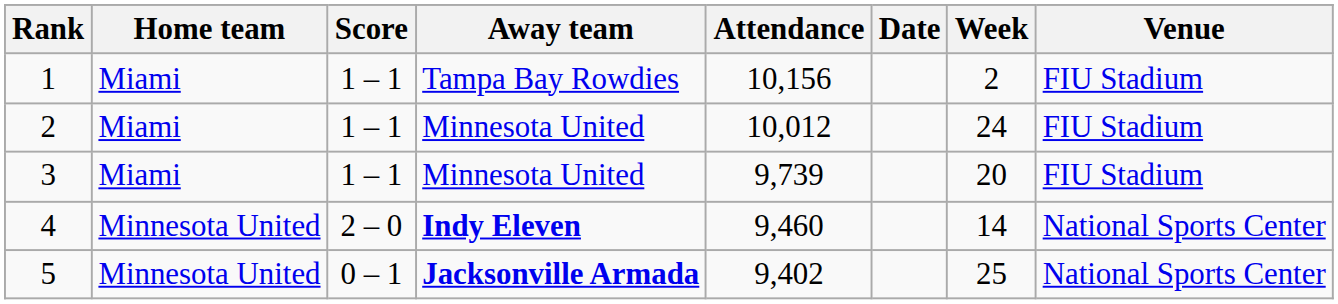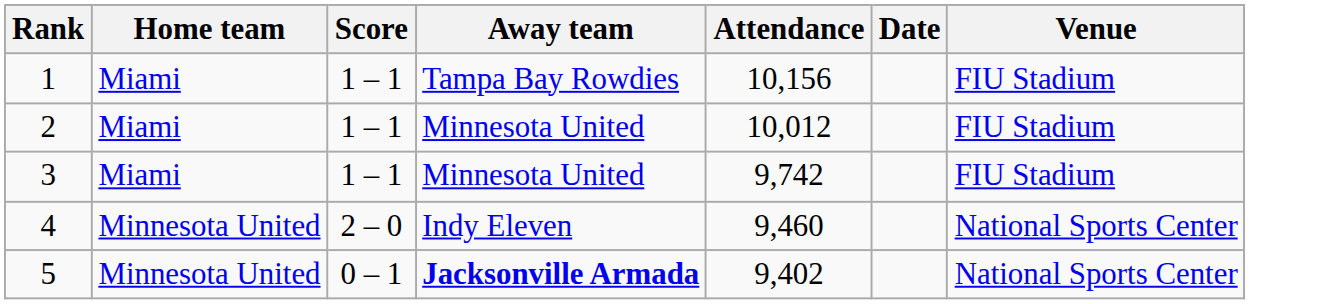- column: (992, 28)
(789, 175) 9,739 -> (789, 175) 9,742
(502, 224) bold -> (497, 224) normal
